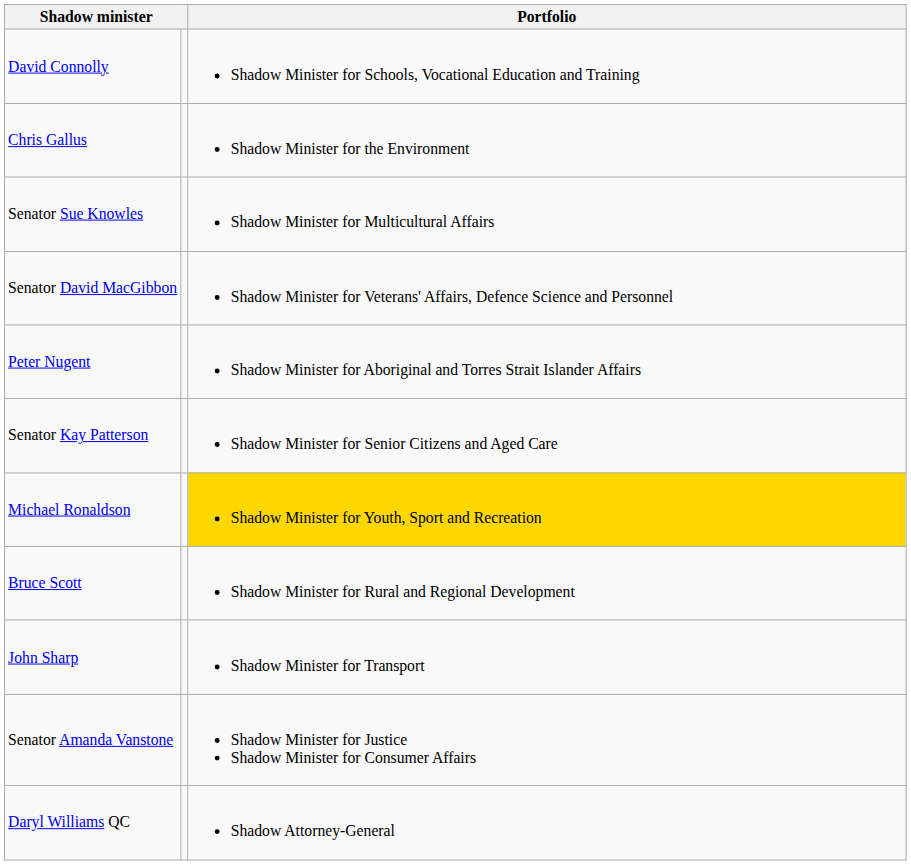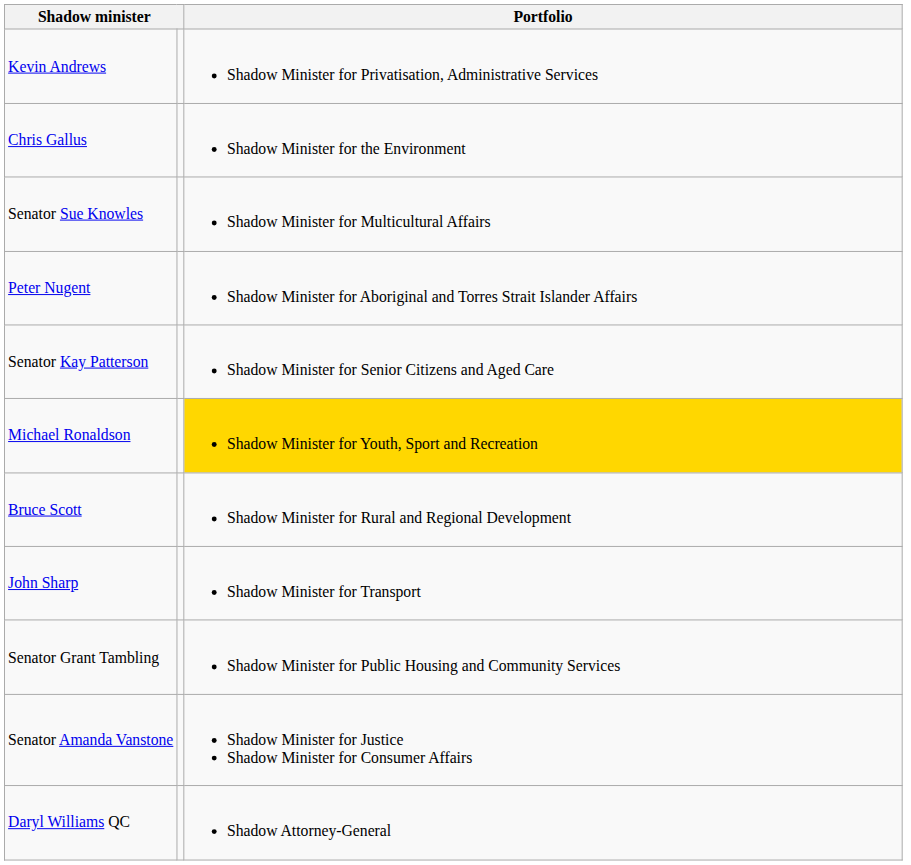+ row: (57, 66)
- row: (58, 66)
- row: (93, 287)
+ row: (84, 657)
